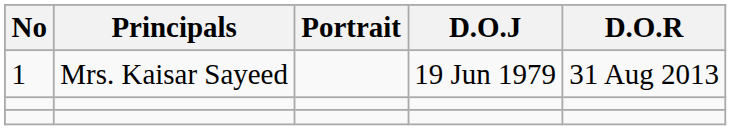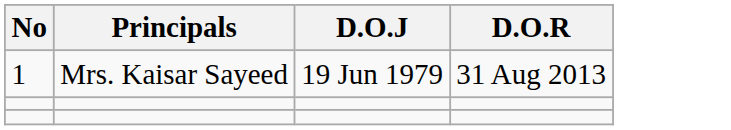- column: (351, 27)
